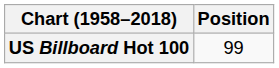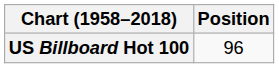(234, 47) 99 -> (234, 47) 96
